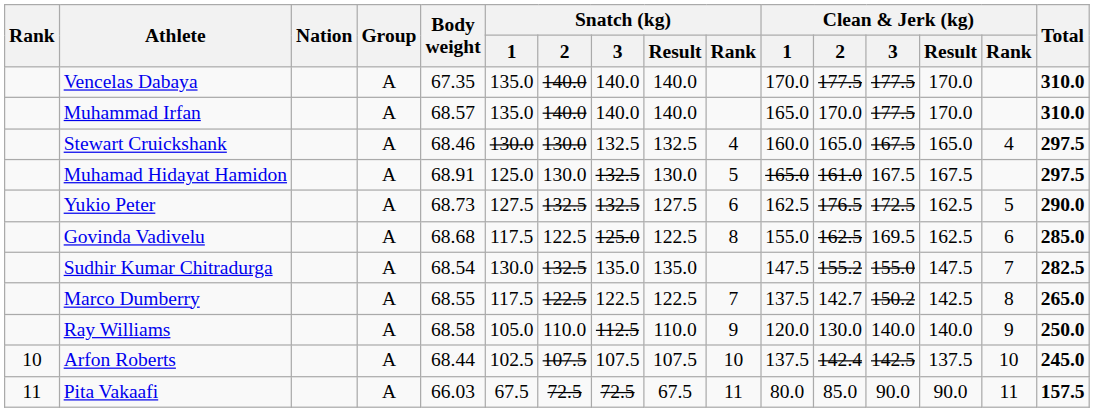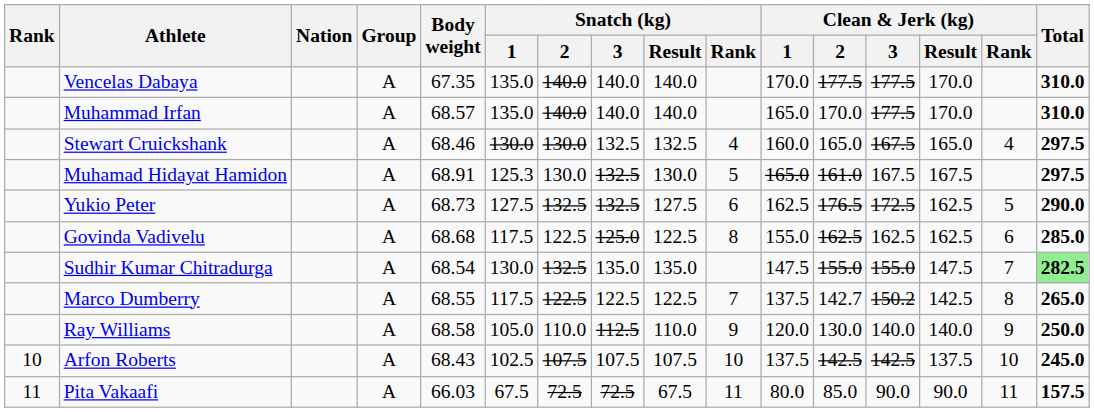(512, 174) 125.0 -> (512, 174) 125.3
(893, 236) 169.5 -> (893, 236) 162.5
(840, 267) 155.2 -> (840, 267) 155.0
(1063, 267) no background -> (1063, 267) lightgreen background
(453, 360) 68.44 -> (453, 360) 68.43
(840, 360) 142.4 -> (840, 360) 142.5
